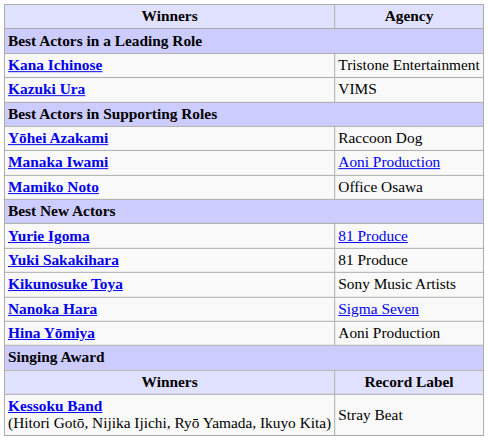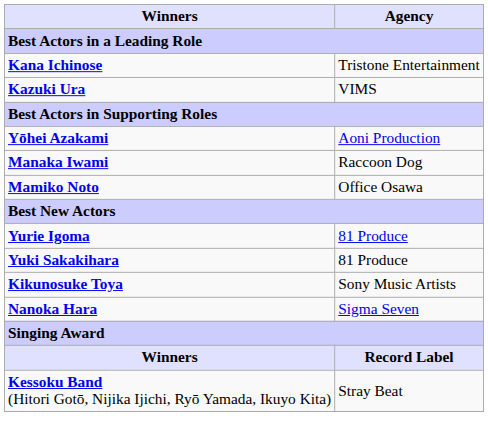(380, 138) Raccoon Dog -> (389, 138) Aoni Production
(389, 162) Aoni Production -> (380, 162) Raccoon Dog
- row: (51, 333)
